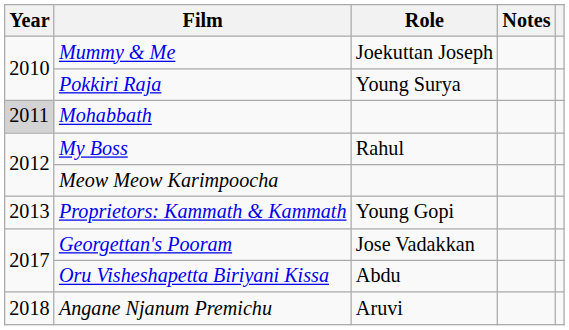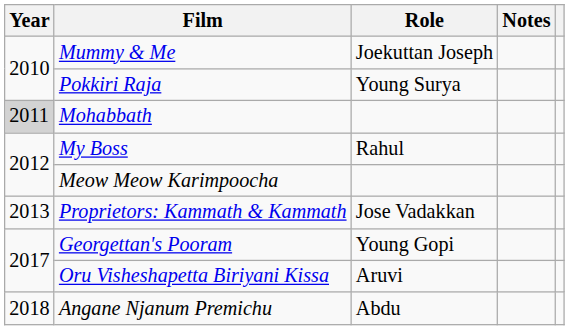(405, 212) Young Gopi -> (415, 212) Jose Vadakkan
(415, 244) Jose Vadakkan -> (405, 244) Young Gopi
(378, 276) Abdu -> (379, 276) Aruvi
(379, 308) Aruvi -> (378, 308) Abdu
